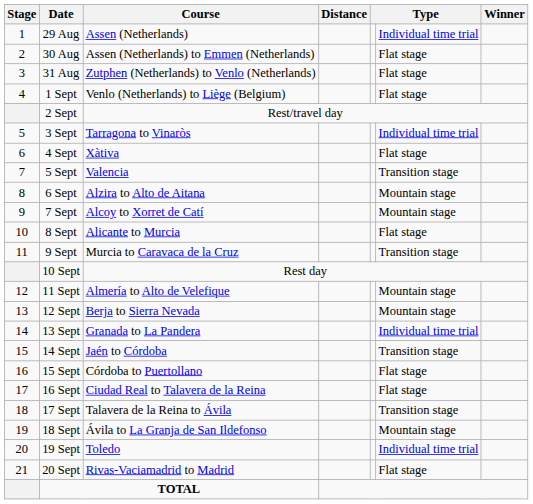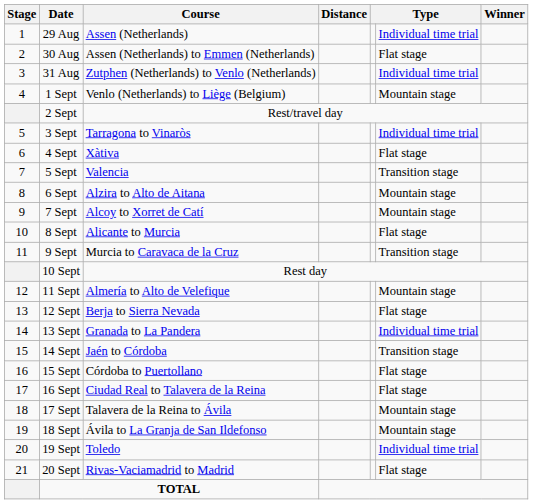(403, 73) Flat stage -> (429, 73) Individual time trial
(403, 93) Flat stage -> (417, 93) Mountain stage
(417, 311) Mountain stage -> (403, 311) Flat stage
(418, 410) Transition stage -> (417, 410) Mountain stage
